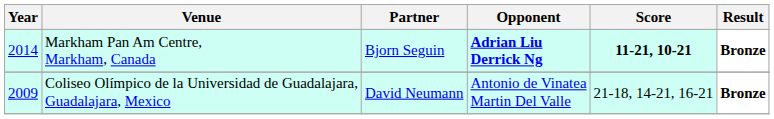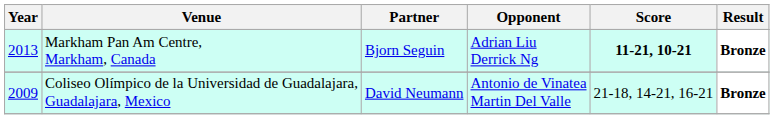(23, 50) 2014 -> (23, 50) 2013
(506, 50) bold -> (504, 50) normal
